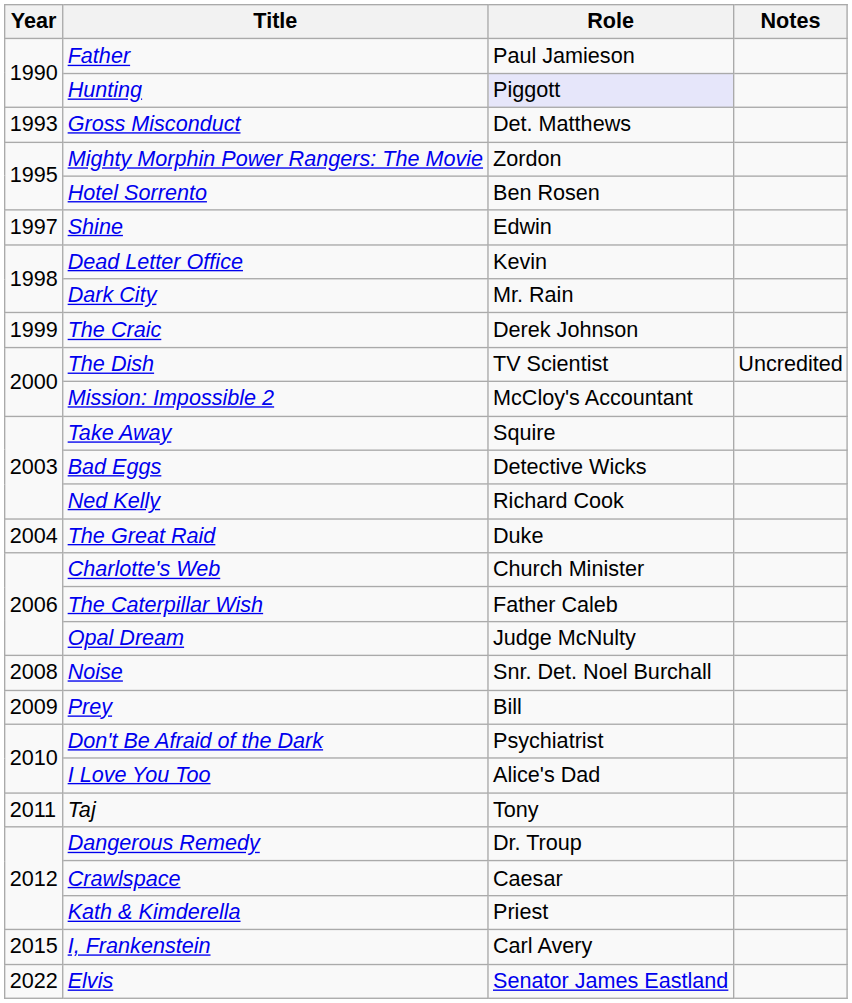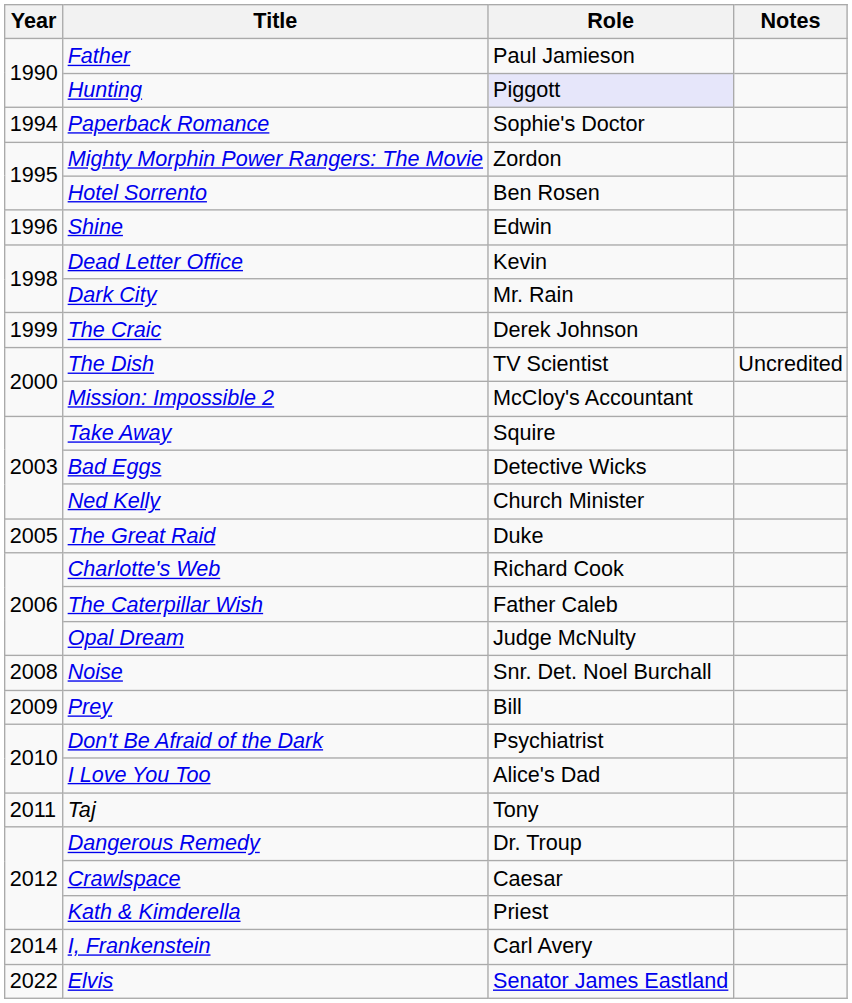- row: (154, 124)
+ row: (169, 124)
(34, 227) 1997 -> (34, 227) 1996
(558, 501) Richard Cook -> (569, 501) Church Minister
(34, 535) 2004 -> (34, 535) 2005
(569, 569) Church Minister -> (558, 569) Richard Cook
(34, 946) 2015 -> (34, 946) 2014
